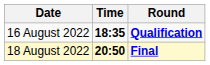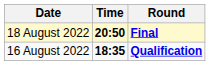rows swapped: (48, 32) <-> (48, 51)
